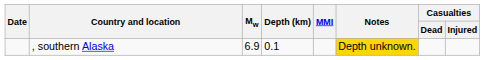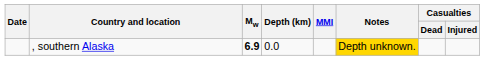(252, 47) normal -> (252, 47) bold
(272, 47) 0.1 -> (272, 47) 0.0
